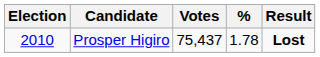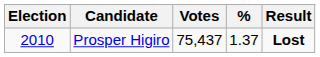(244, 40) 1.78 -> (244, 40) 1.37
